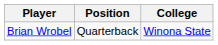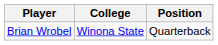columns swapped: (107, 13) <-> (177, 13)
